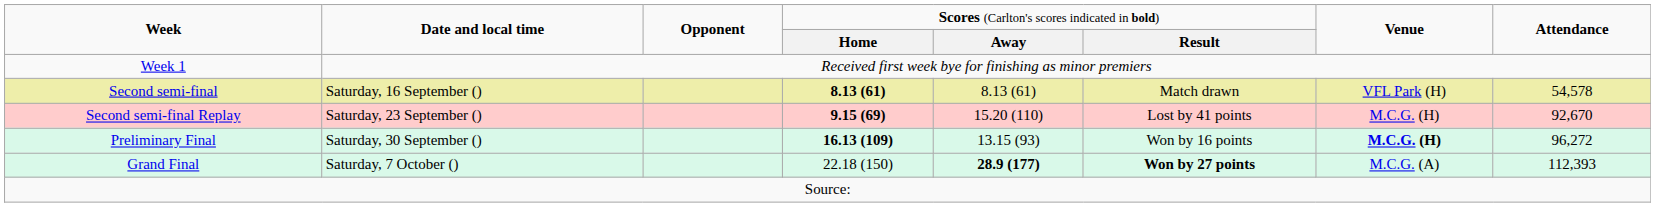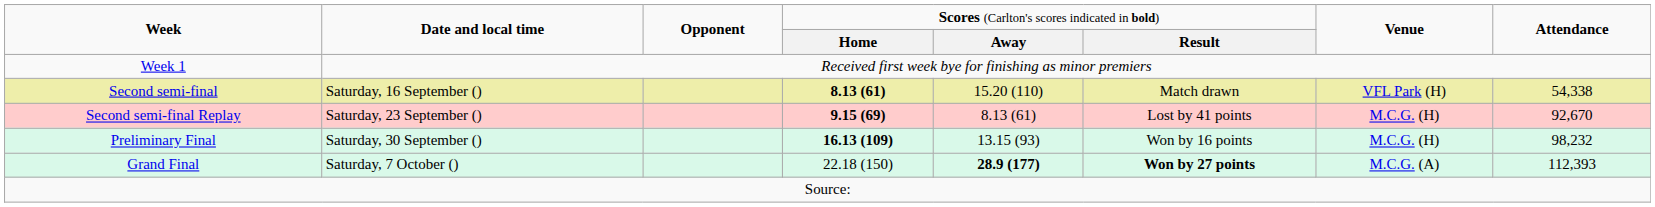(1008, 91) 8.13 (61) -> (1008, 91) 15.20 (110)
(1572, 91) 54,578 -> (1572, 91) 54,338
(1008, 116) 15.20 (110) -> (1008, 116) 8.13 (61)
(1404, 140) bold -> (1404, 140) normal
(1572, 140) 96,272 -> (1572, 140) 98,232
